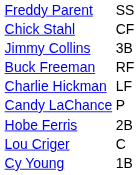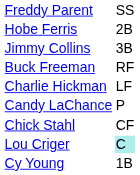rows swapped: (40, 29) <-> (41, 125)
(121, 144) no background -> (121, 144) paleturquoise background
